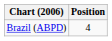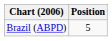(88, 28) 4 -> (88, 28) 5
